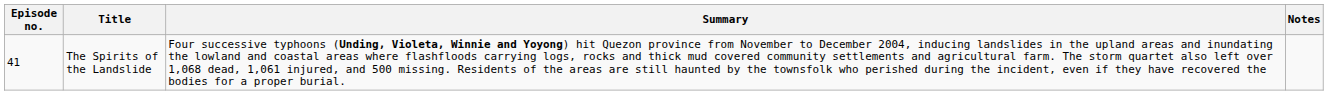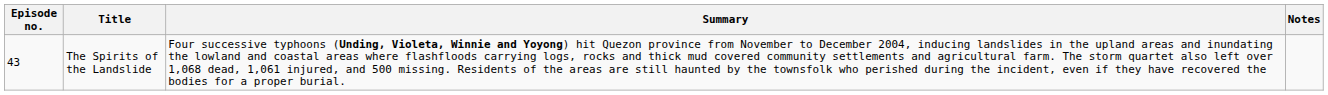(14, 63) 41 -> (14, 63) 43
